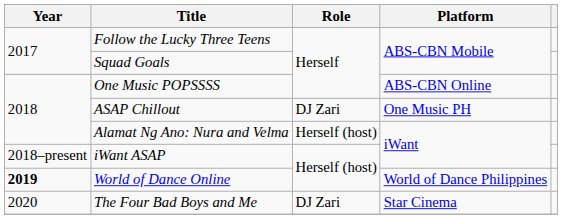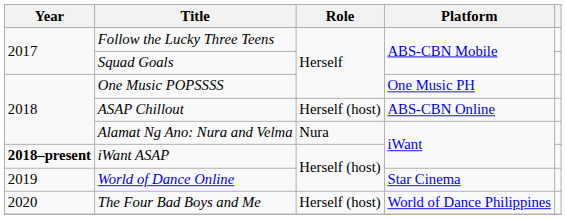(437, 86) ABS-CBN Online -> (431, 86) One Music PH
(318, 109) DJ Zari -> (340, 109) Herself (host)
(427, 109) One Music PH -> (441, 109) ABS-CBN Online
(336, 132) Herself (host) -> (314, 132) Nura
(48, 156) normal -> (49, 156) bold
(23, 179) bold -> (23, 179) normal
(465, 179) World of Dance Philippines -> (424, 179) Star Cinema
(318, 202) DJ Zari -> (340, 202) Herself (host)
(420, 202) Star Cinema -> (469, 202) World of Dance Philippines
